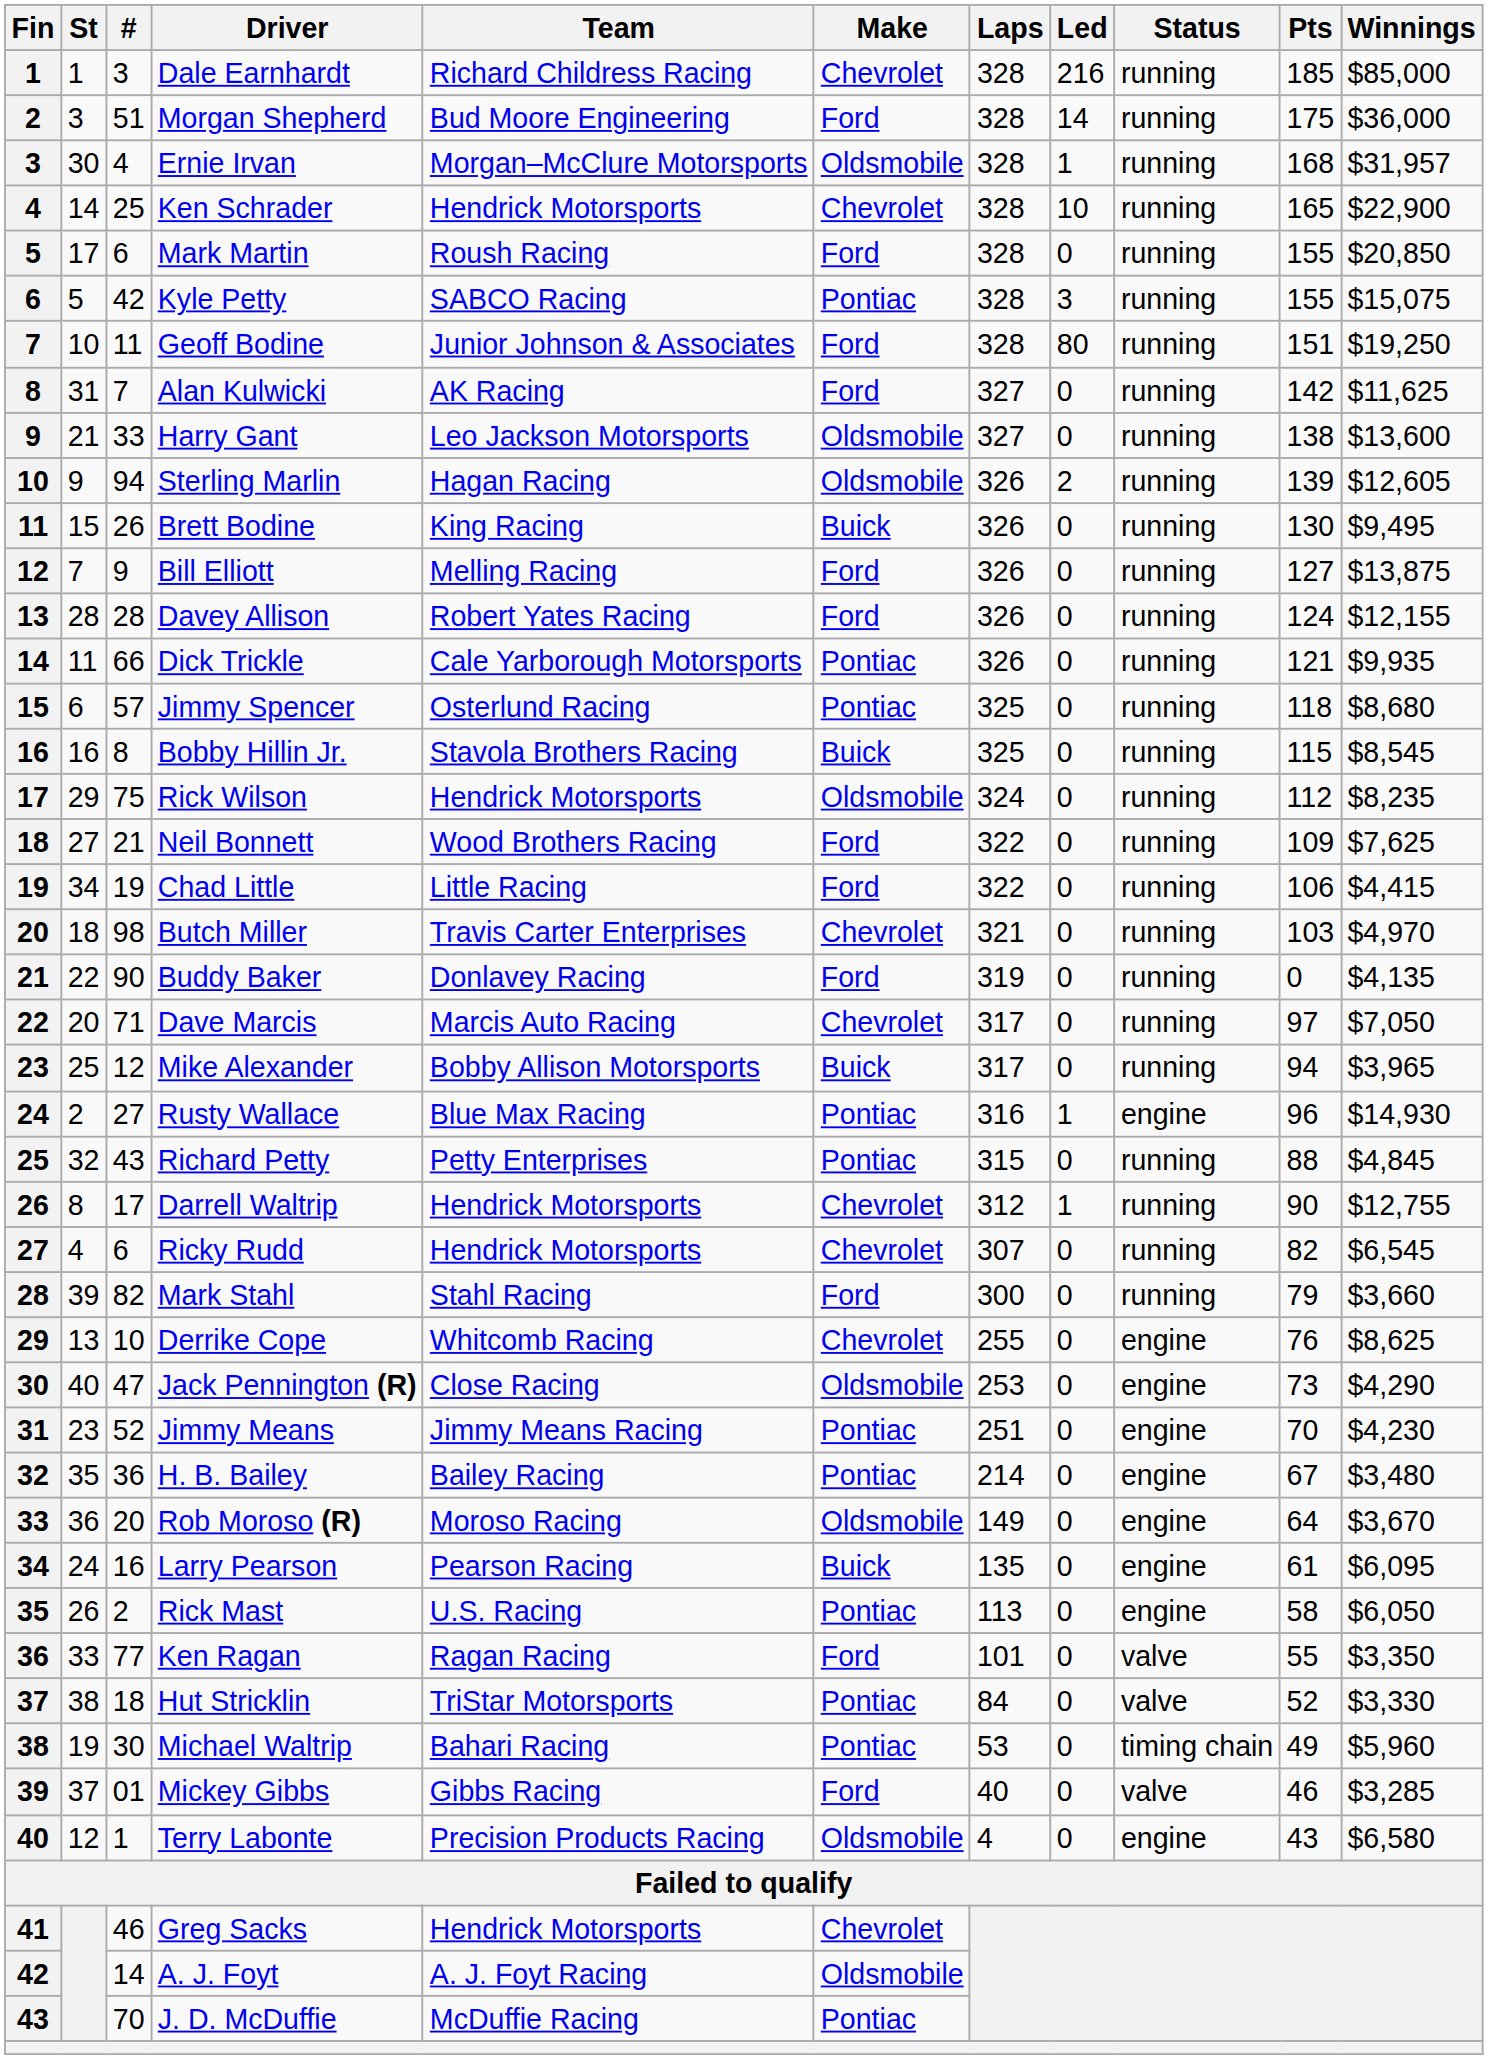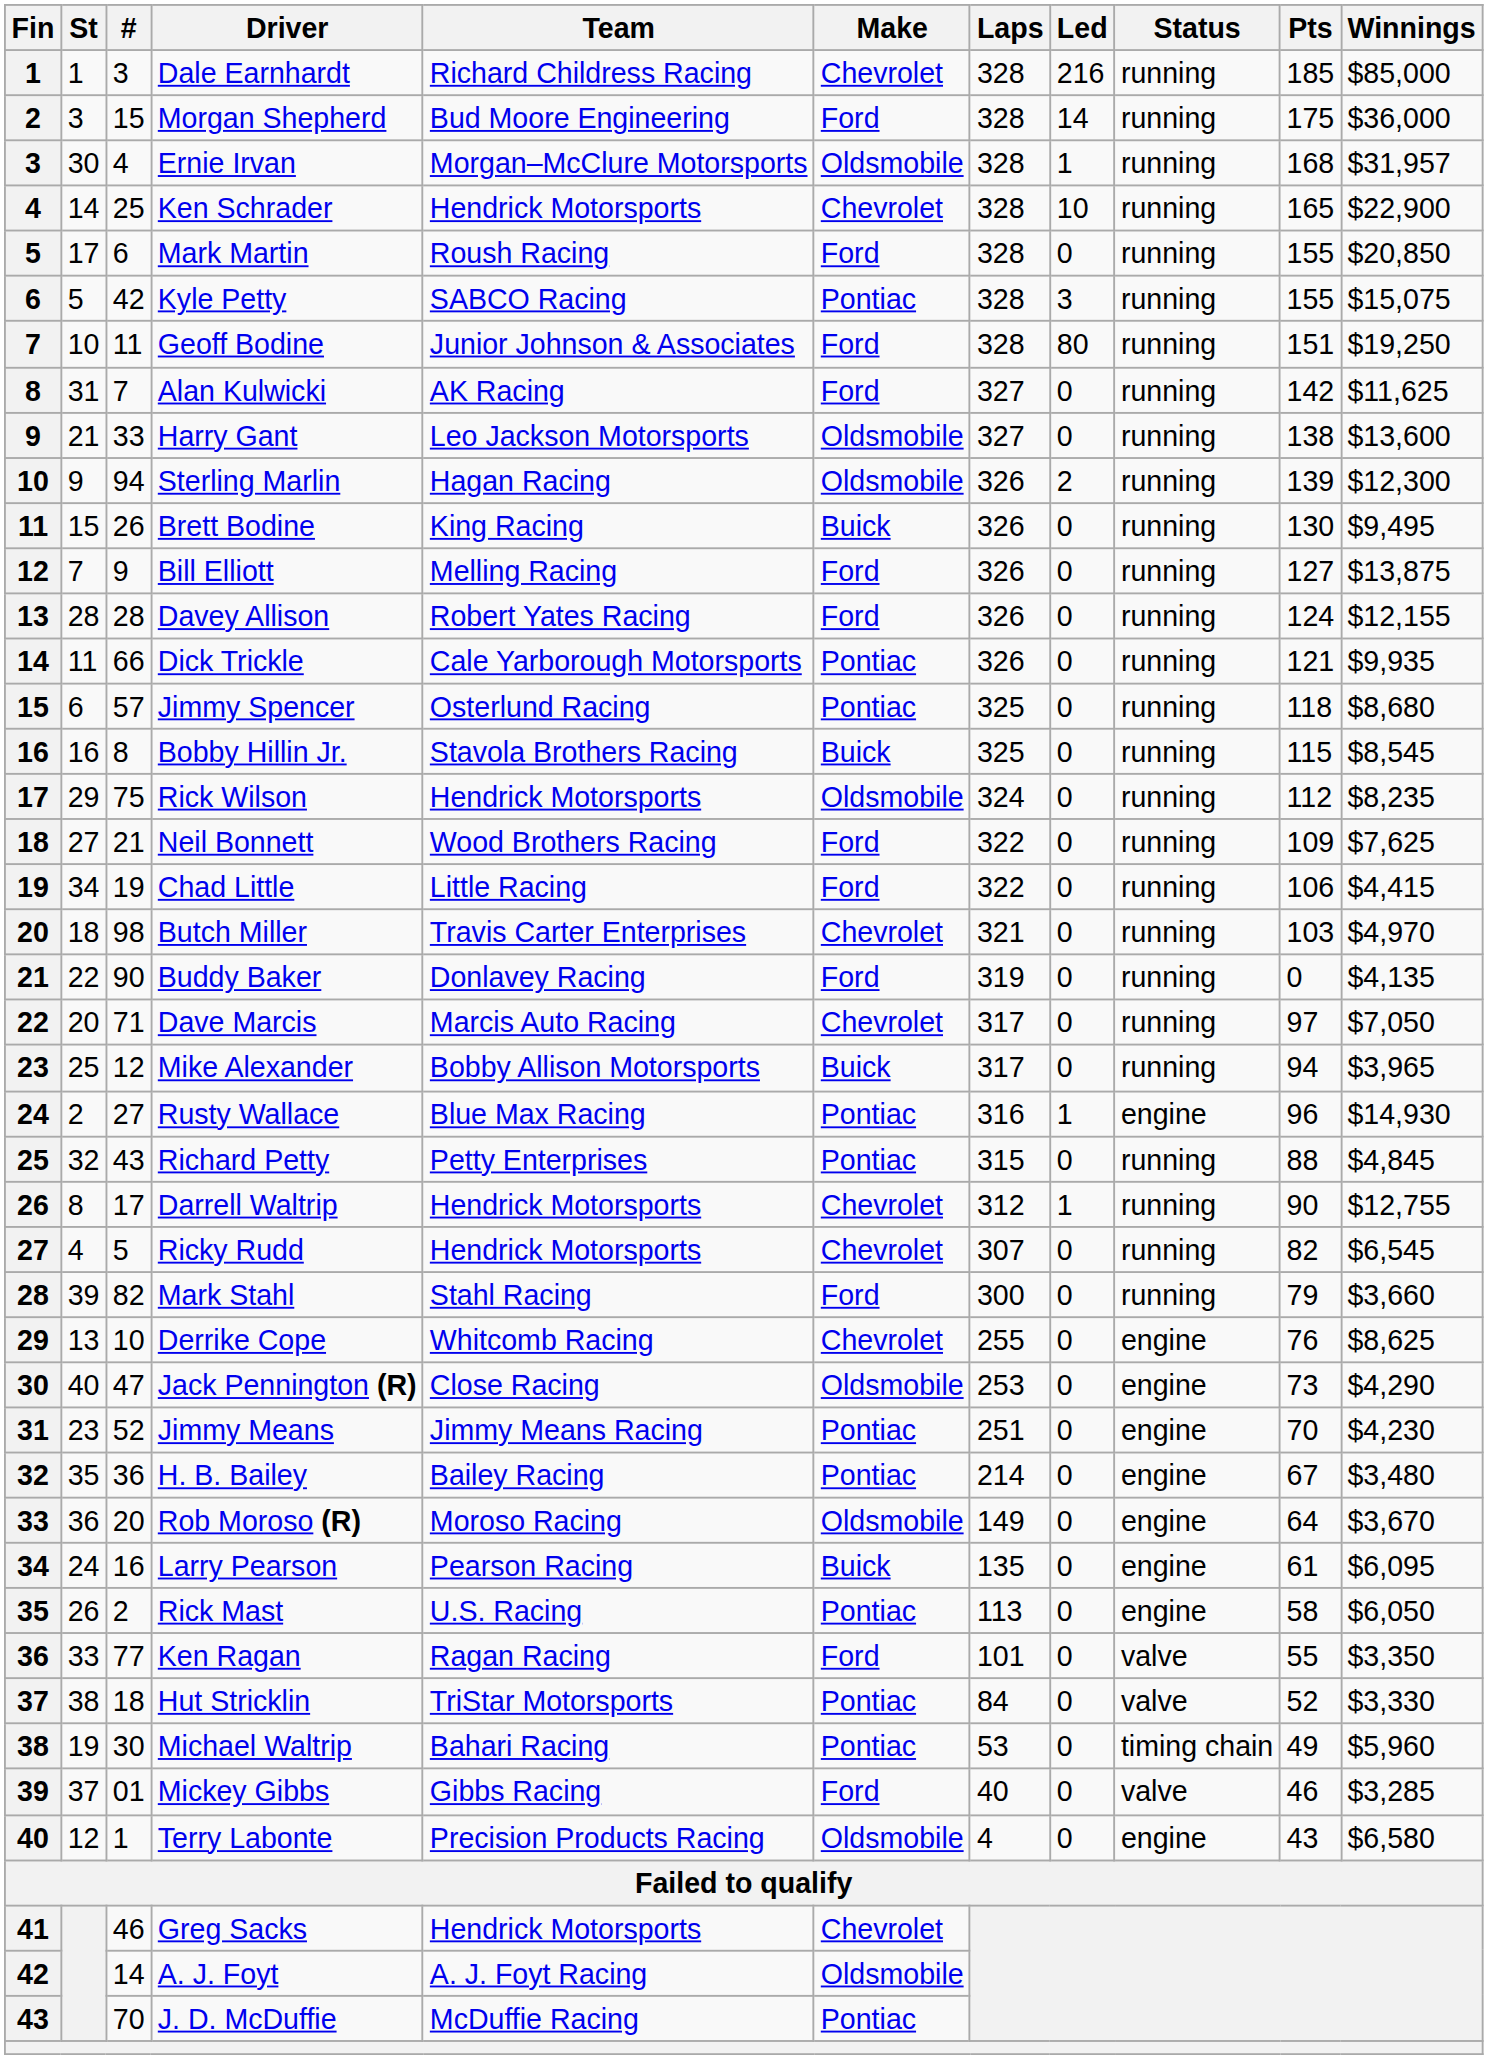(129, 118) 51 -> (129, 118) 15
(1399, 480) $12,605 -> (1399, 480) $12,300
(121, 1249) 6 -> (121, 1249) 5
